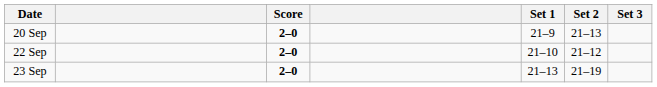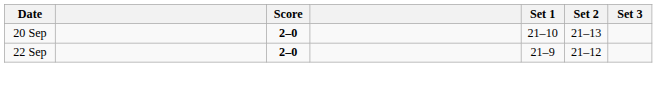(543, 33) 21–9 -> (543, 33) 21–10
(543, 52) 21–10 -> (543, 52) 21–9
- row: (30, 71)
